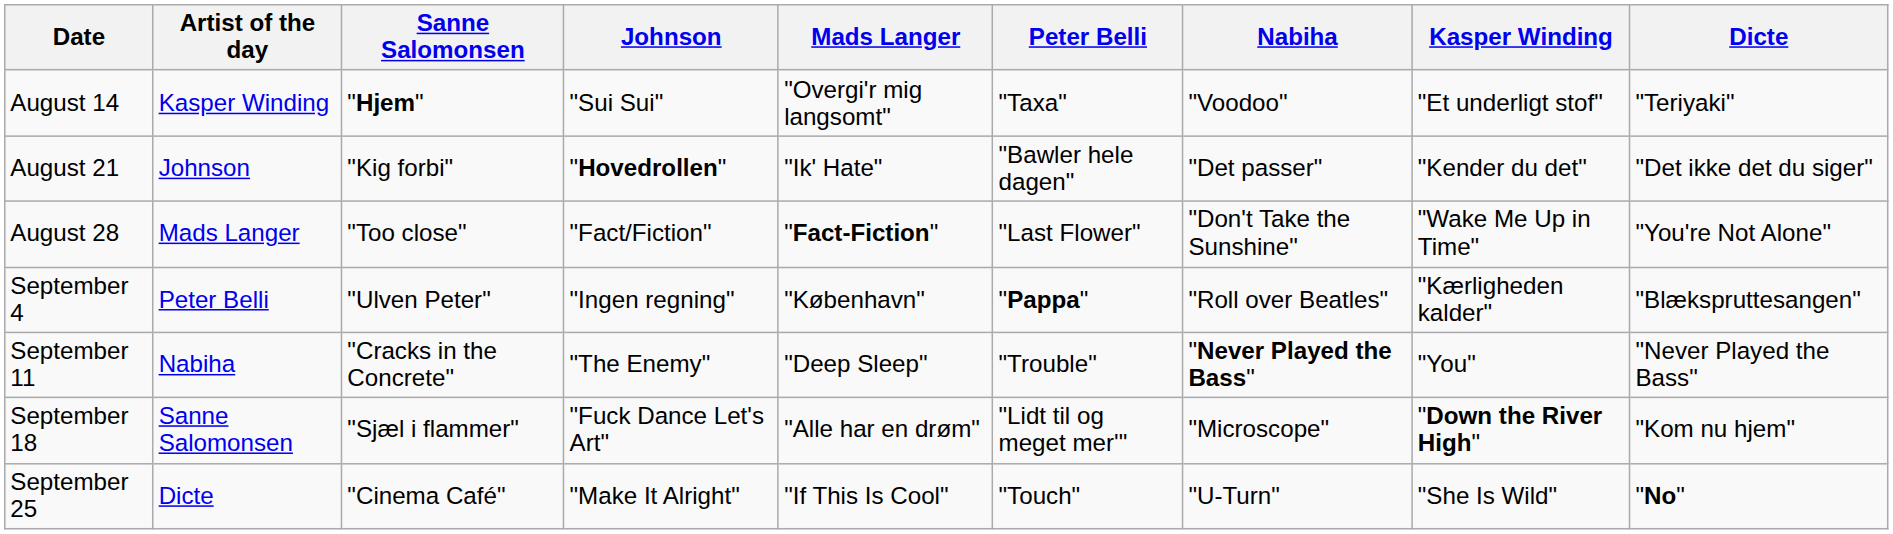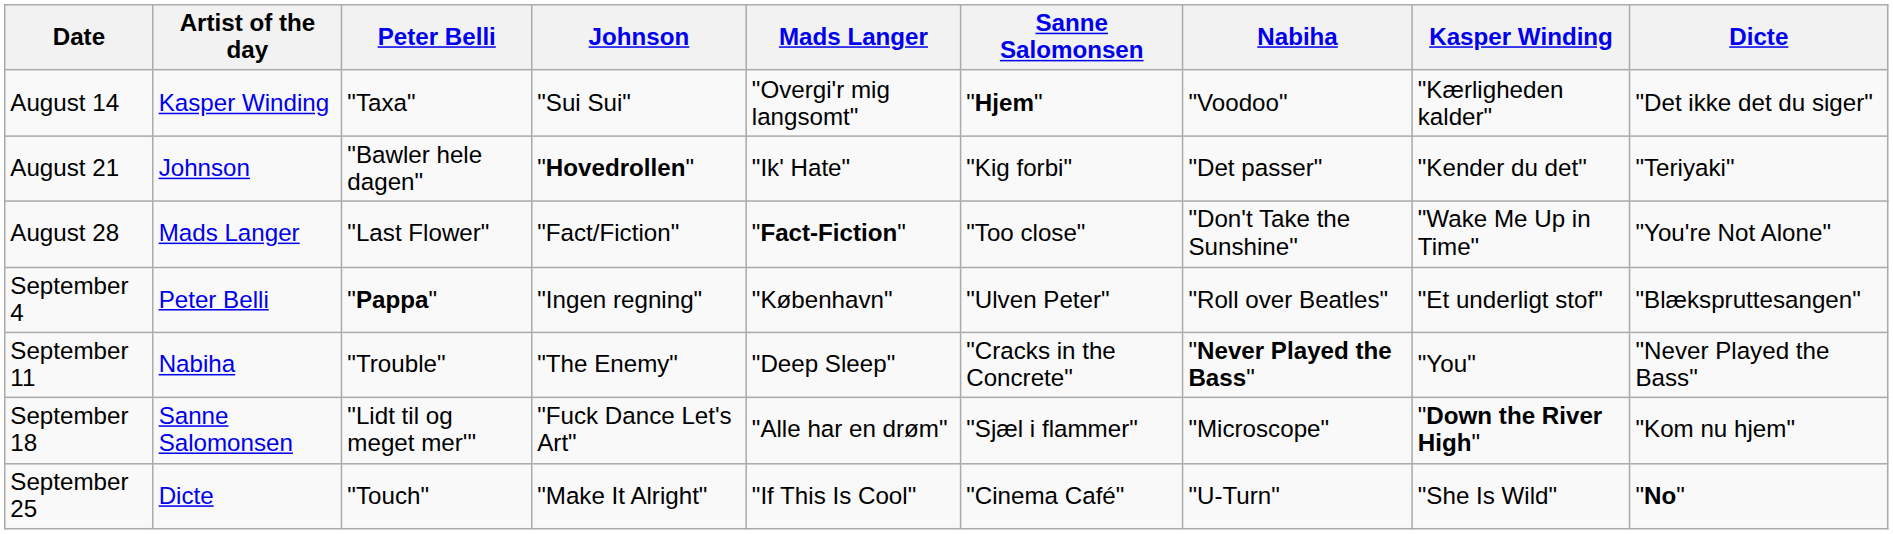columns swapped: (453, 37) <-> (1088, 37)
(1510, 102) "Et underligt stof" -> (1491, 102) "Kærligheden kalder"
(1685, 102) "Teriyaki" -> (1754, 102) "Det ikke det du siger"
(1754, 168) "Det ikke det du siger" -> (1685, 168) "Teriyaki"
(1491, 299) "Kærligheden kalder" -> (1510, 299) "Et underligt stof"
